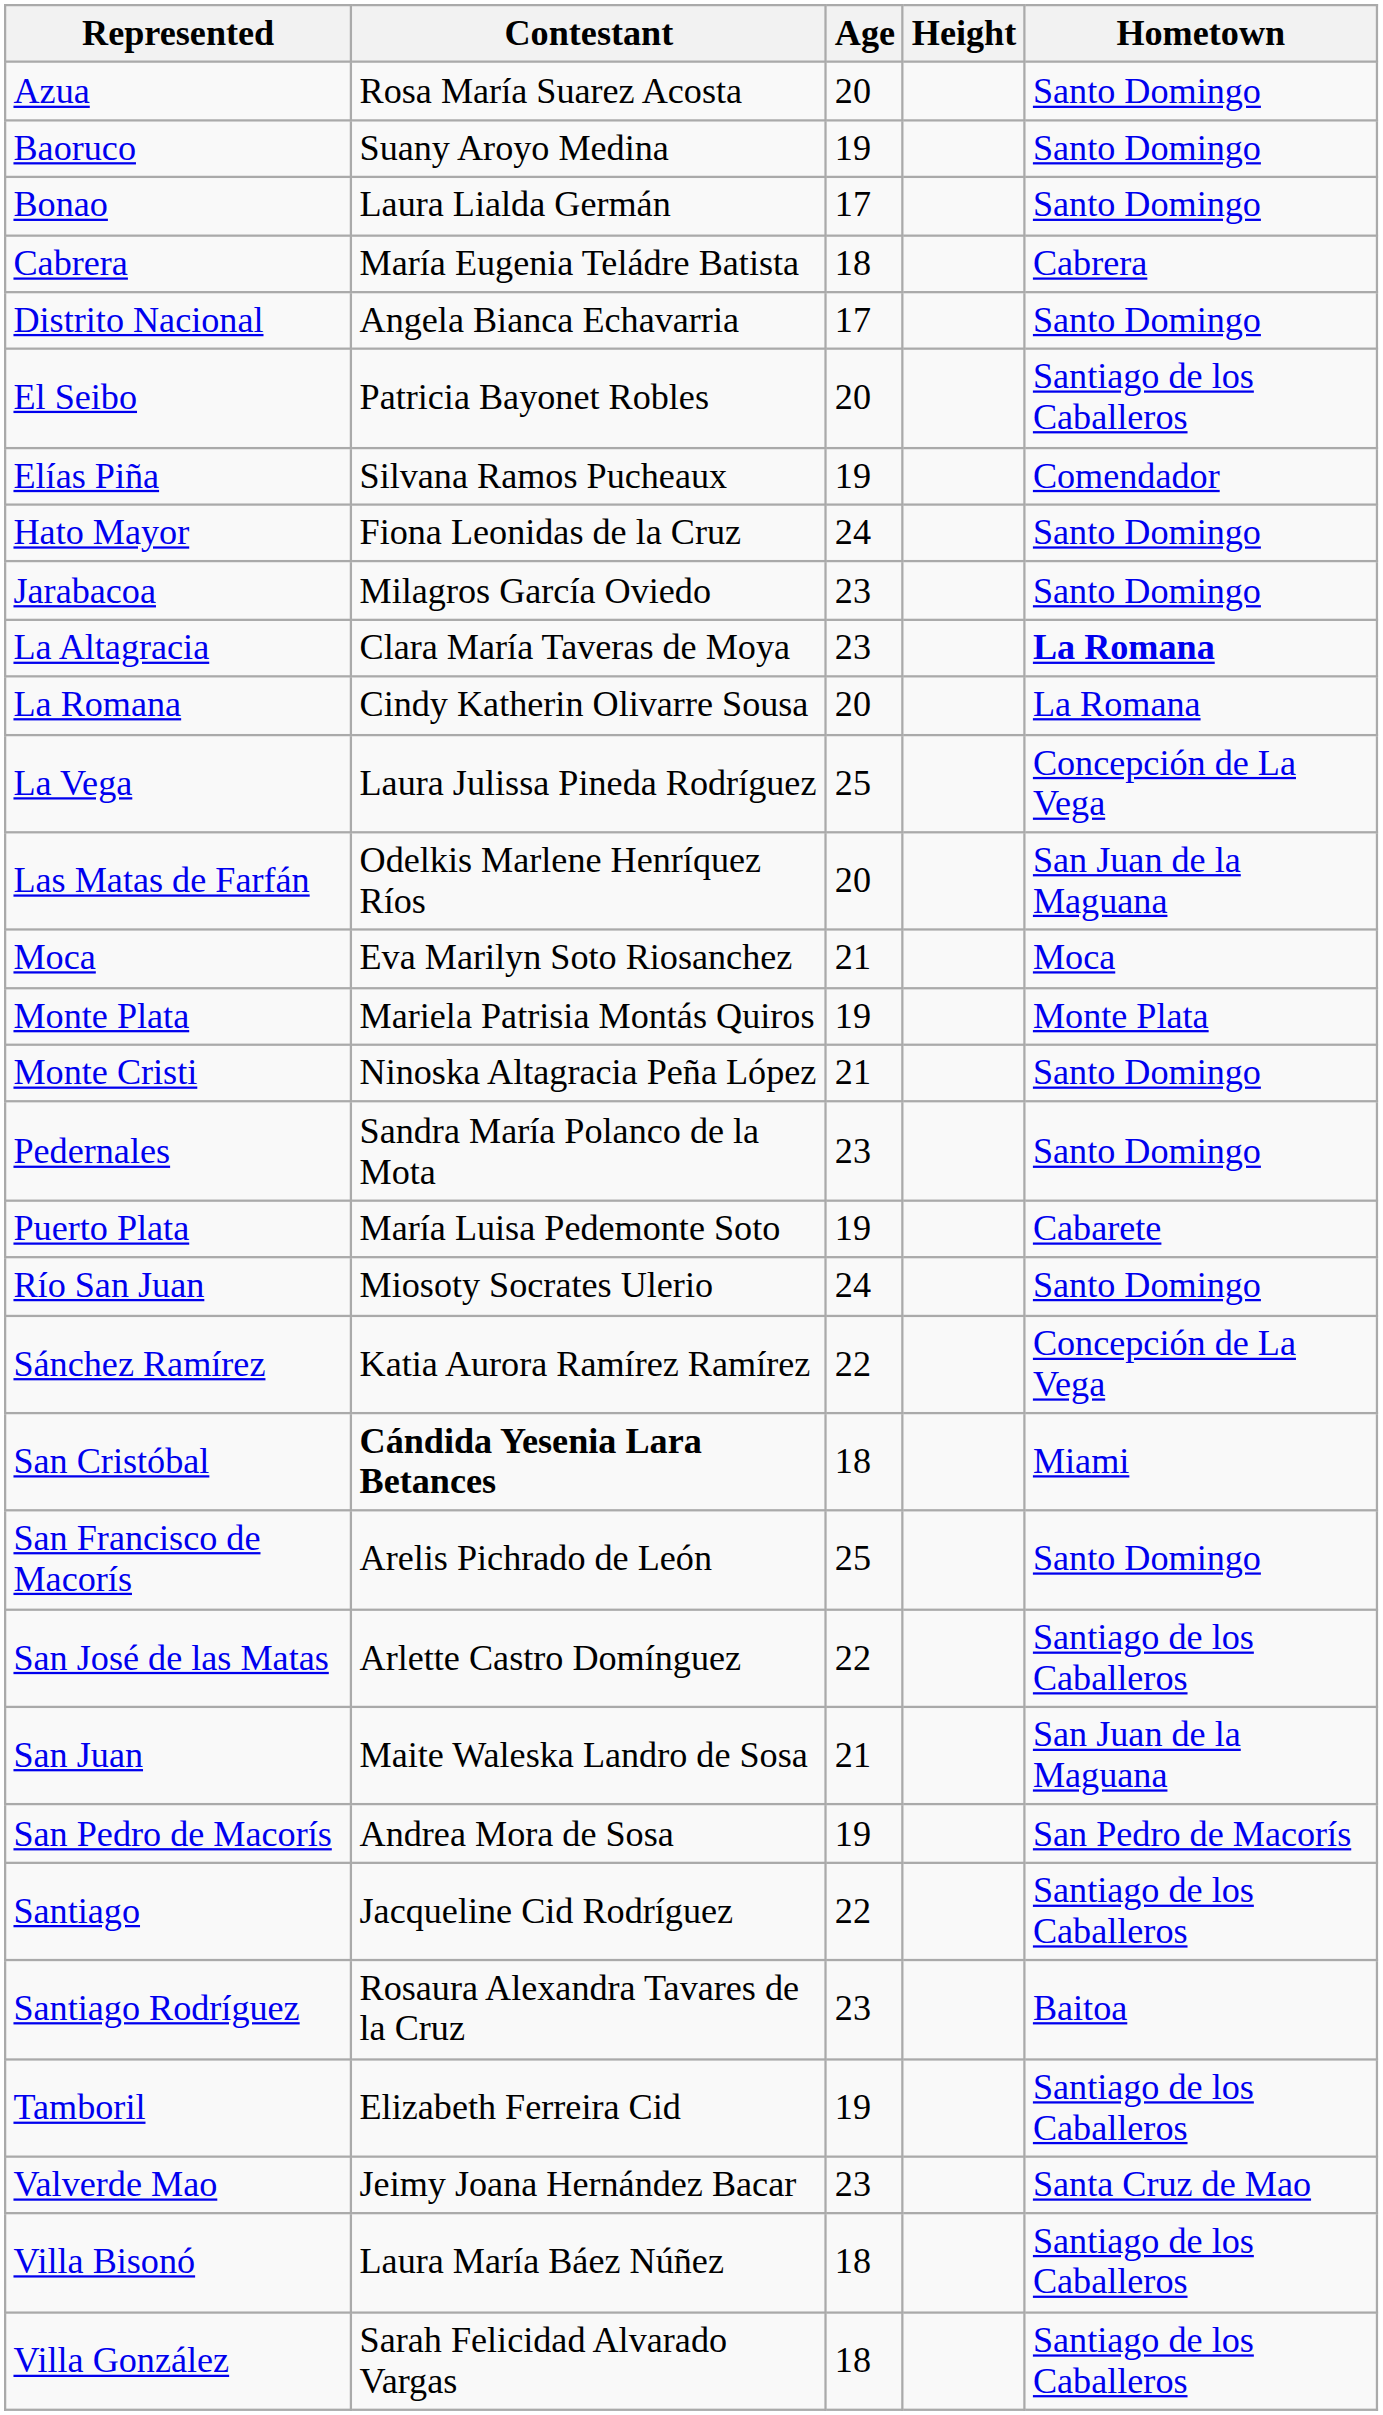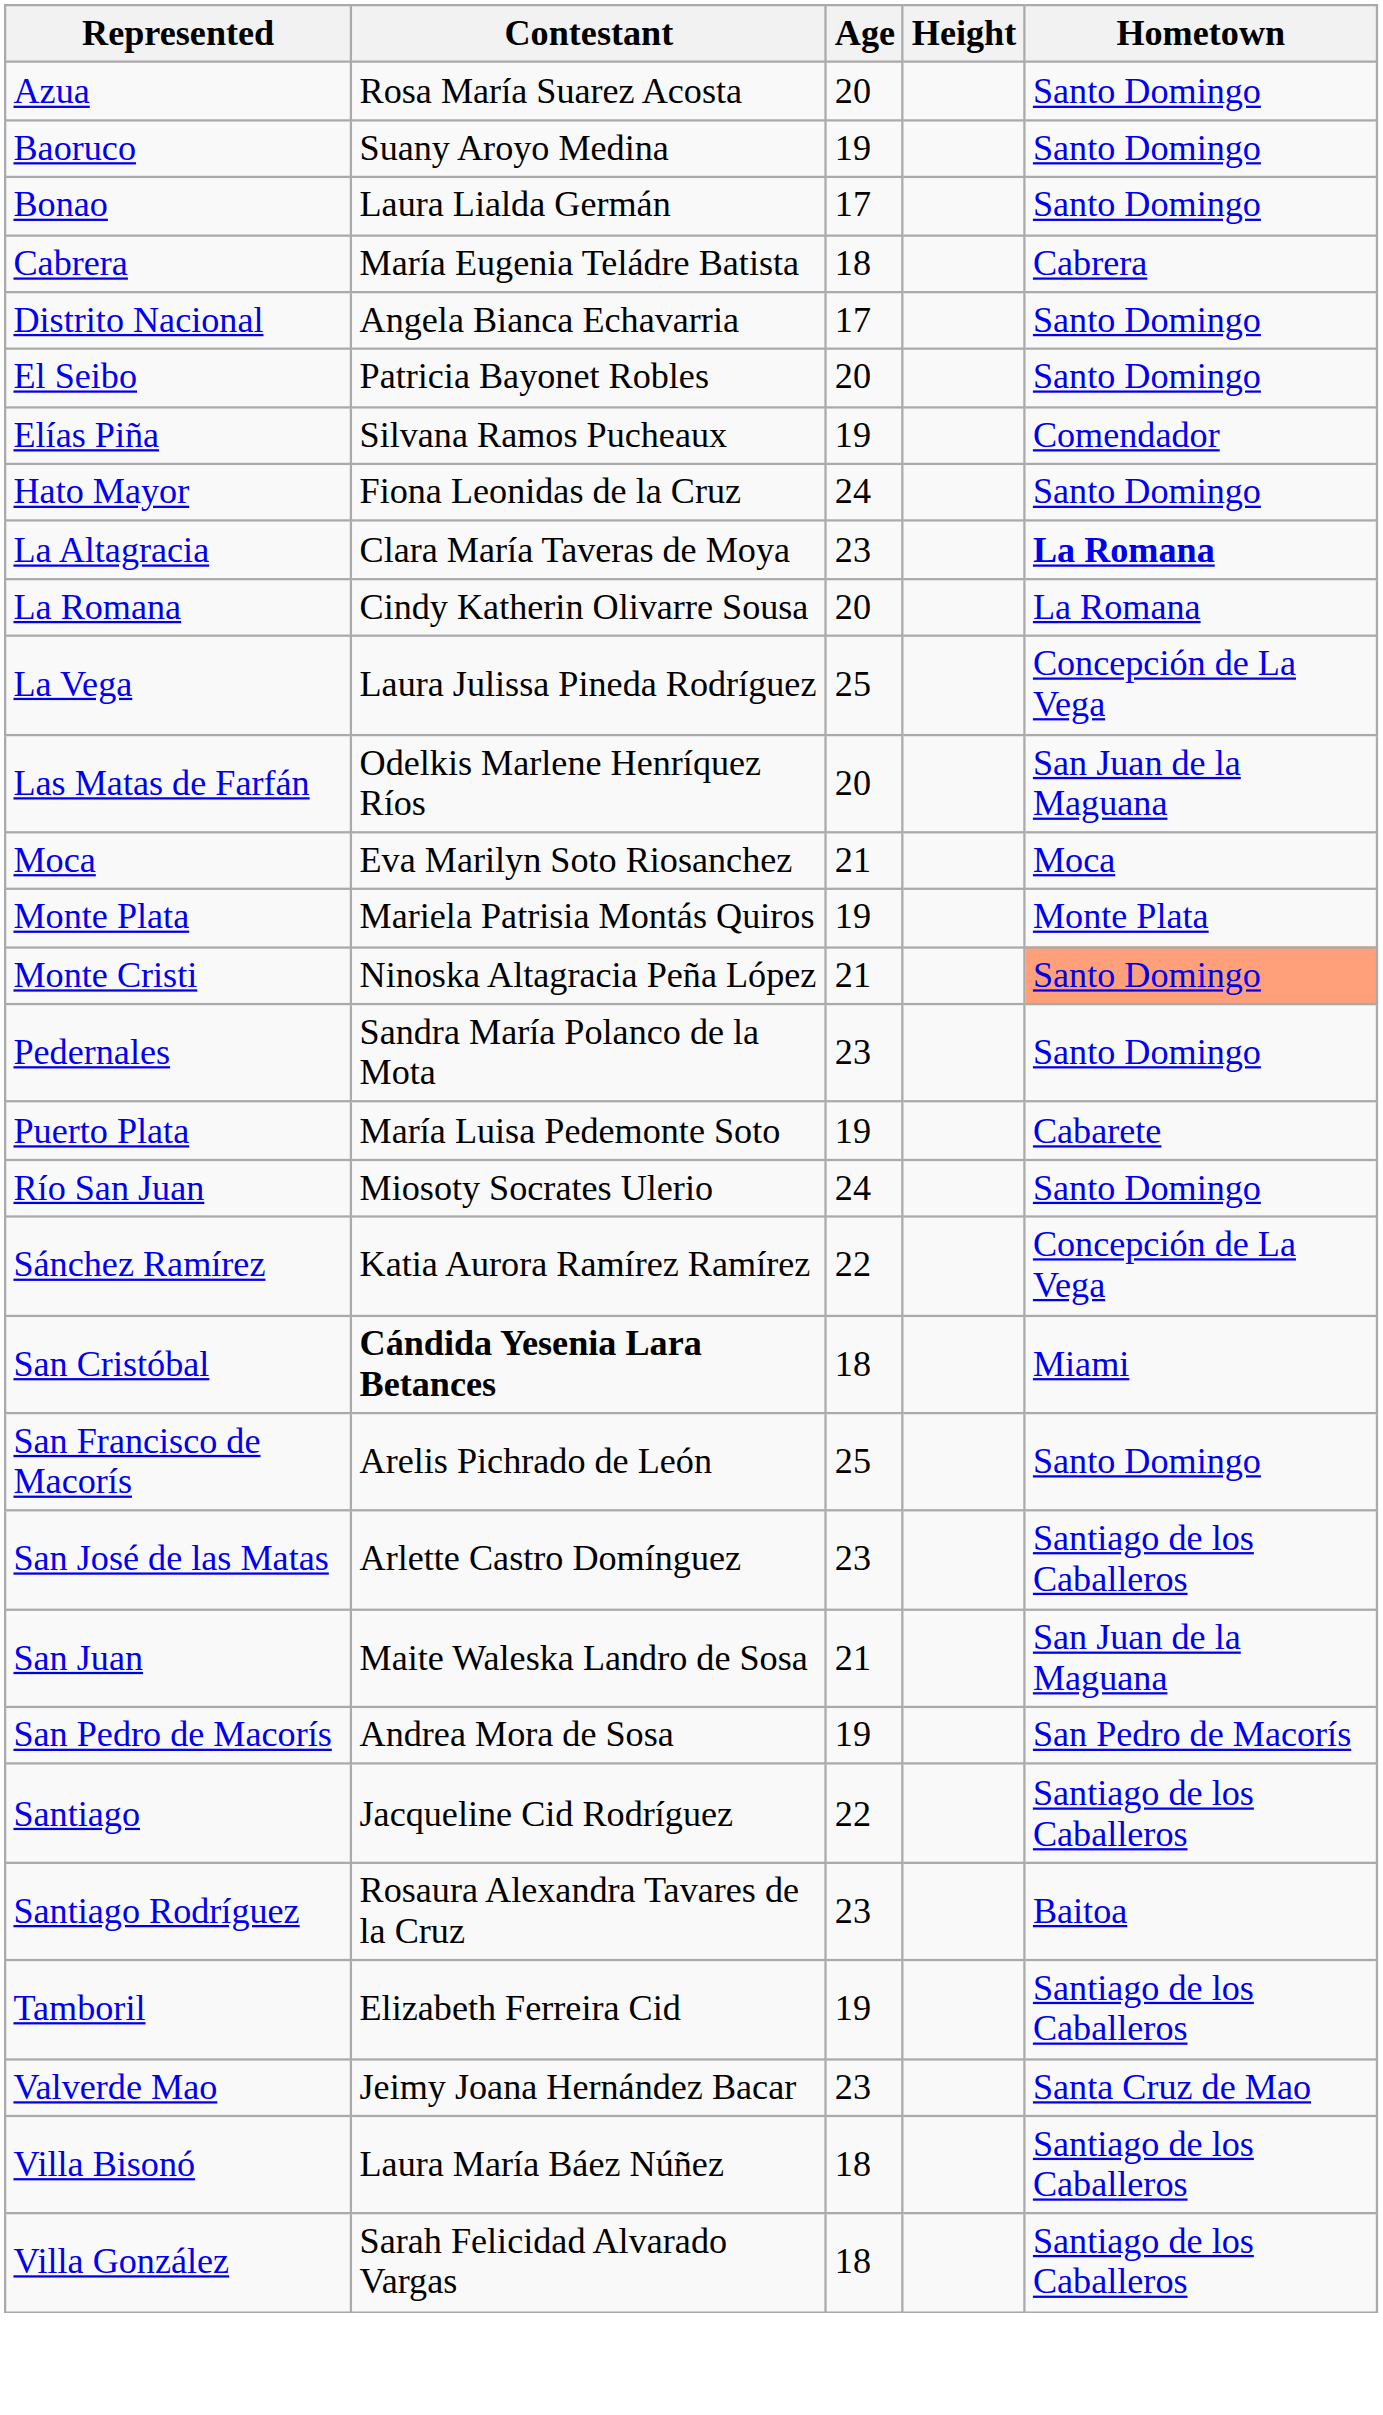(1143, 397) Santiago de los Caballeros -> (1147, 377) Santo Domingo
- row: (85, 589)
(1147, 1072) no background -> (1147, 974) lightsalmon background
(853, 1657) 22 -> (853, 1559) 23
